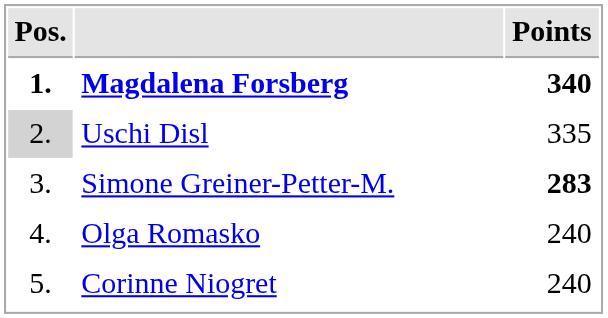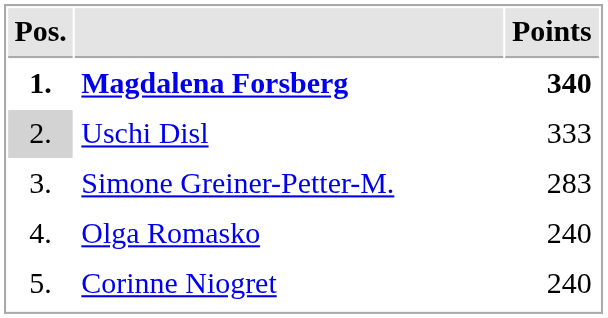(569, 133) 335 -> (569, 133) 333
(569, 183) bold -> (569, 183) normal
